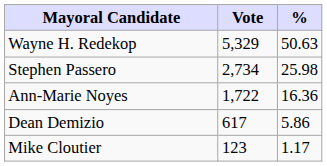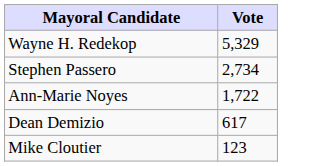- column: (300, 17)
